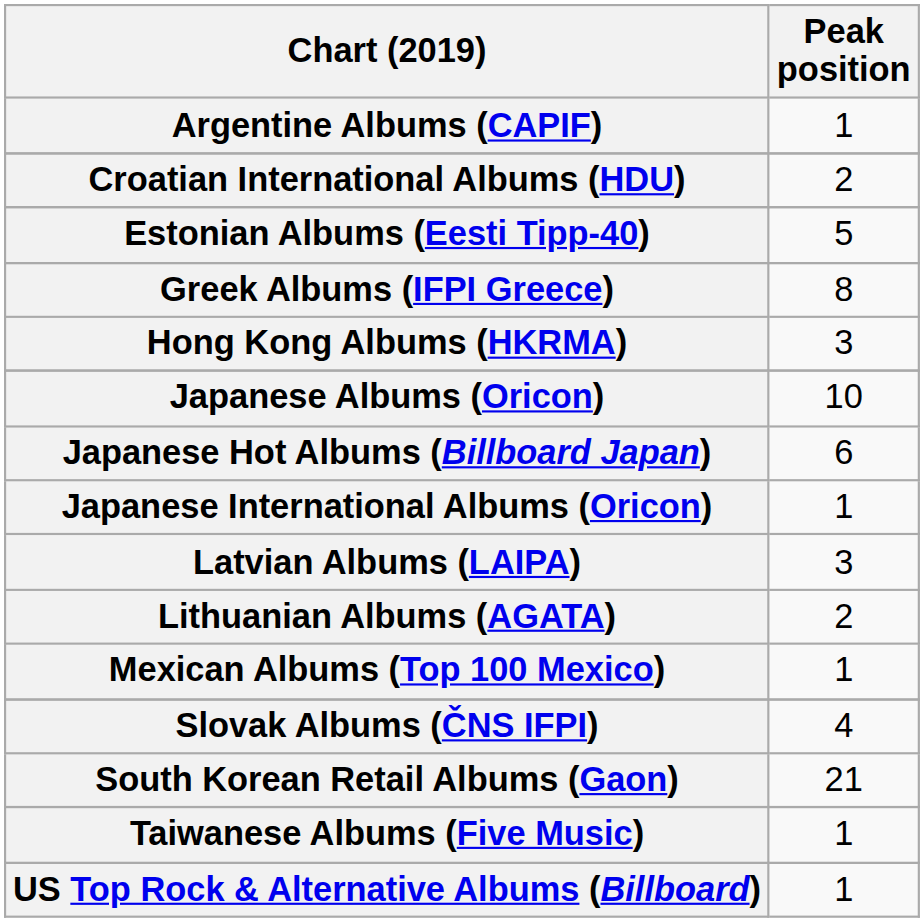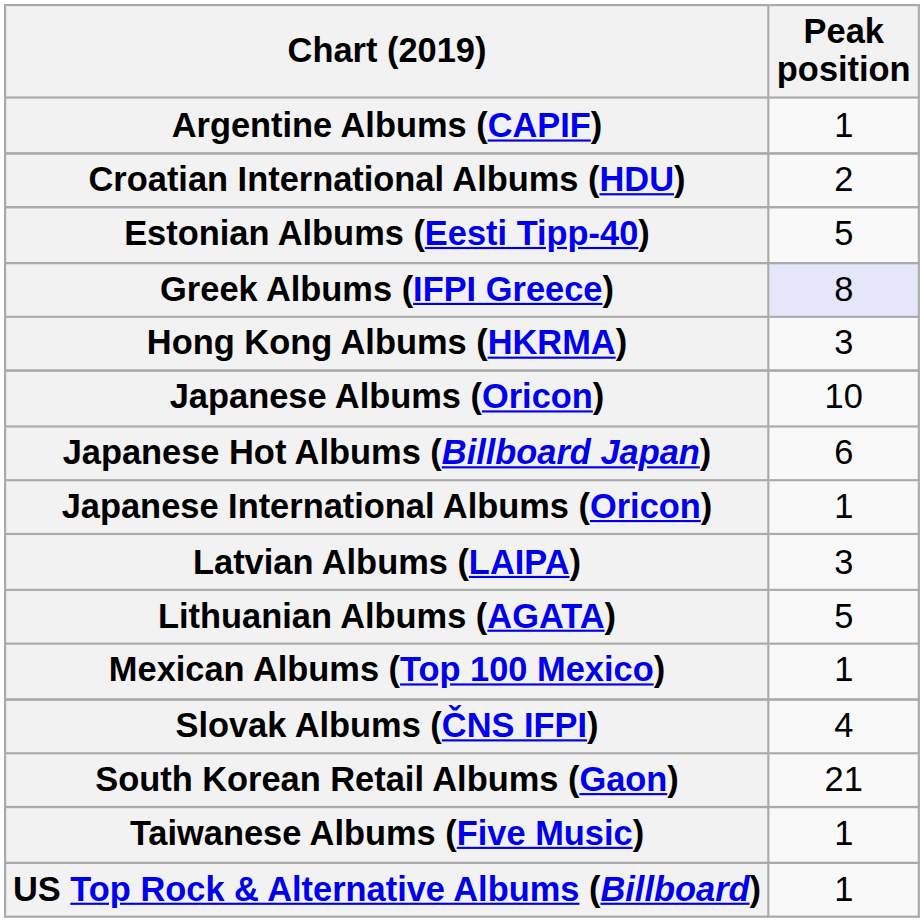(844, 288) no background -> (844, 288) lavender background
(844, 616) 2 -> (844, 616) 5
